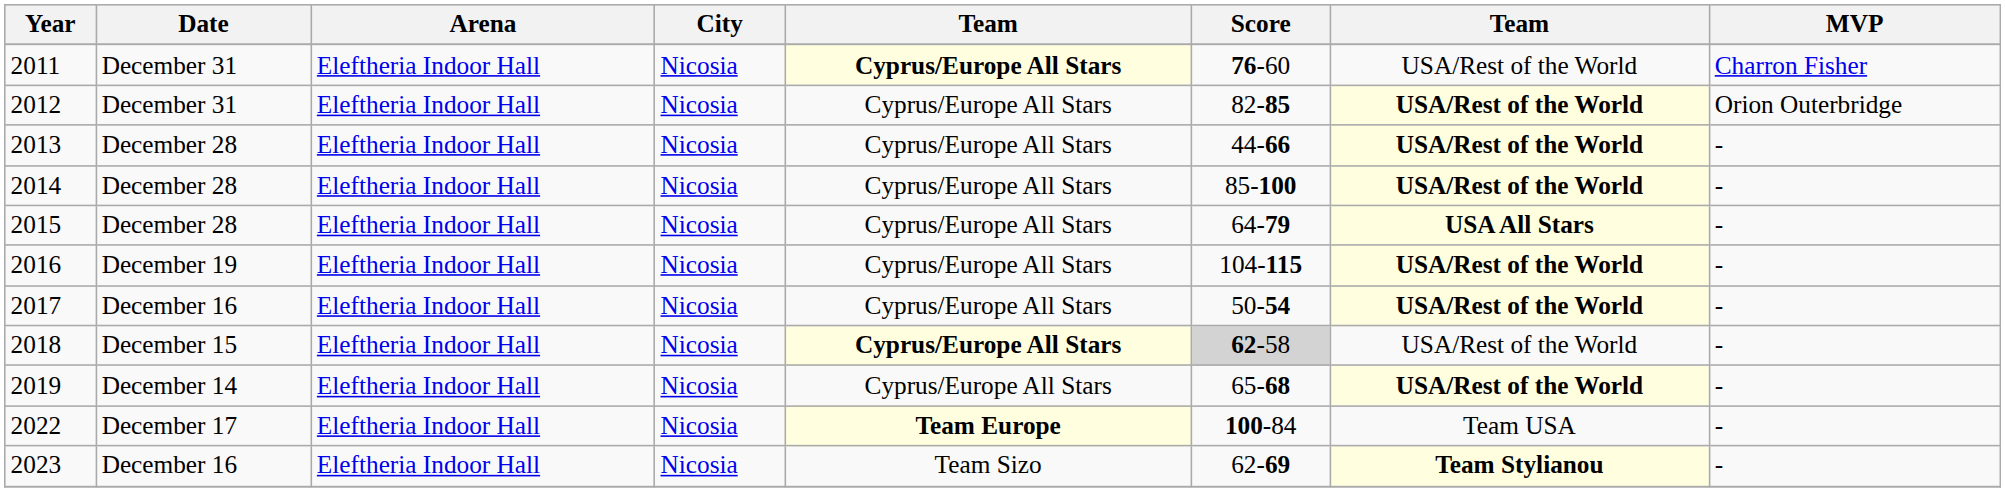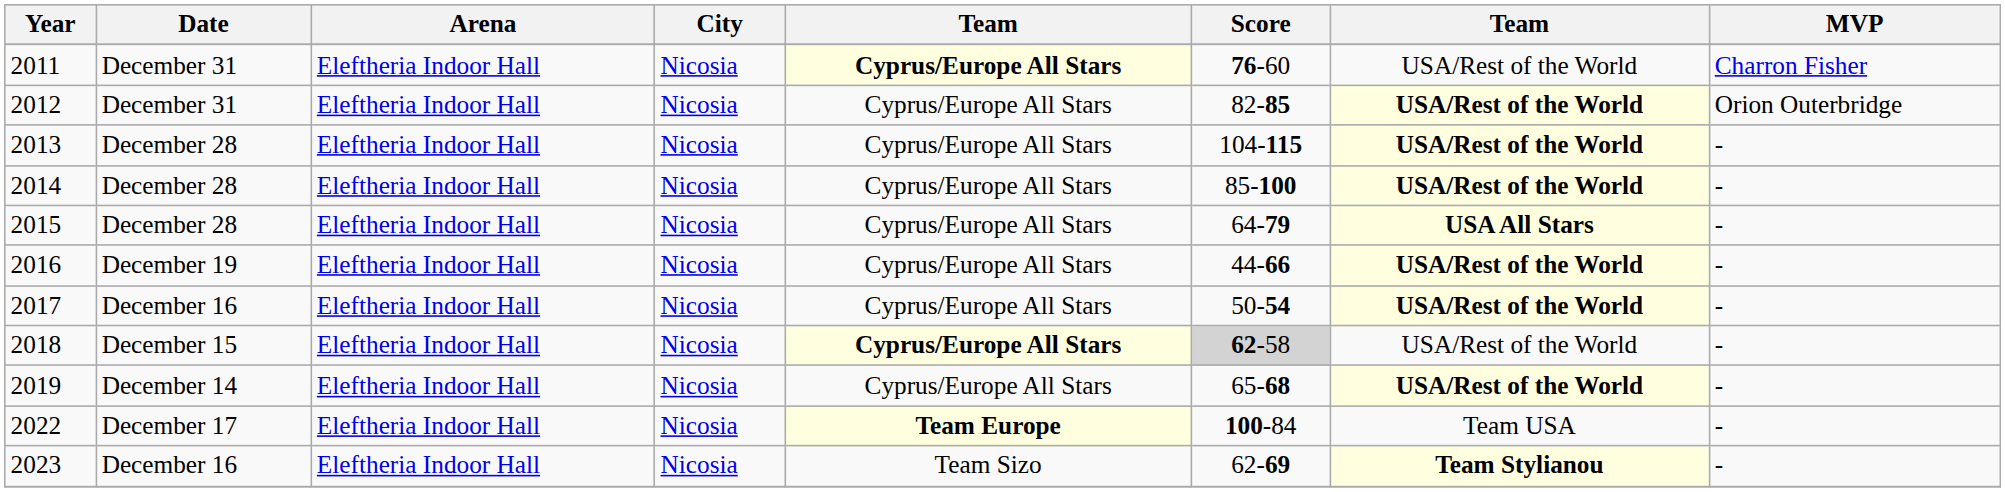(1261, 144) 44-66 -> (1261, 144) 104-115
(1261, 265) 104-115 -> (1261, 265) 44-66
